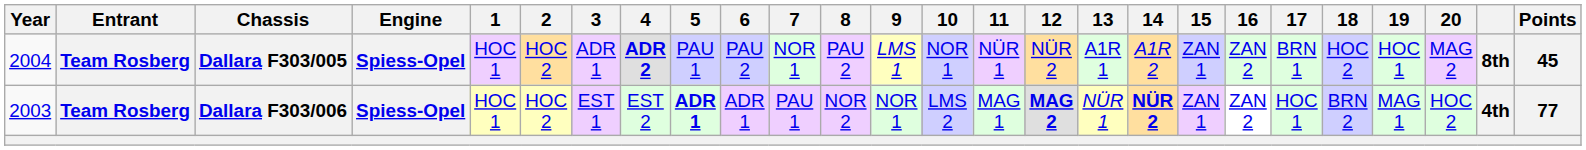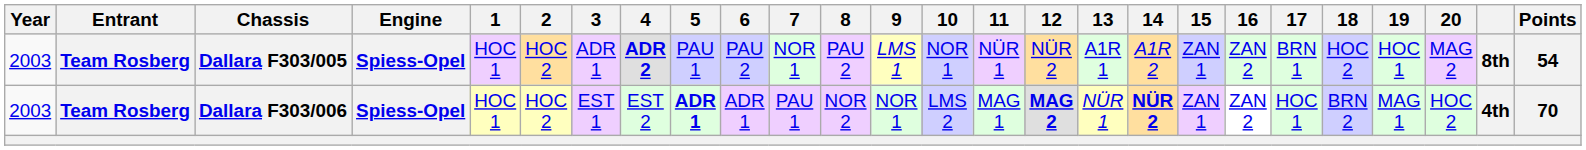(30, 59) 2004 -> (30, 59) 2003
(1548, 59) 45 -> (1548, 59) 54
(1548, 110) 77 -> (1548, 110) 70
